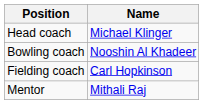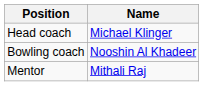- row: (46, 71)
